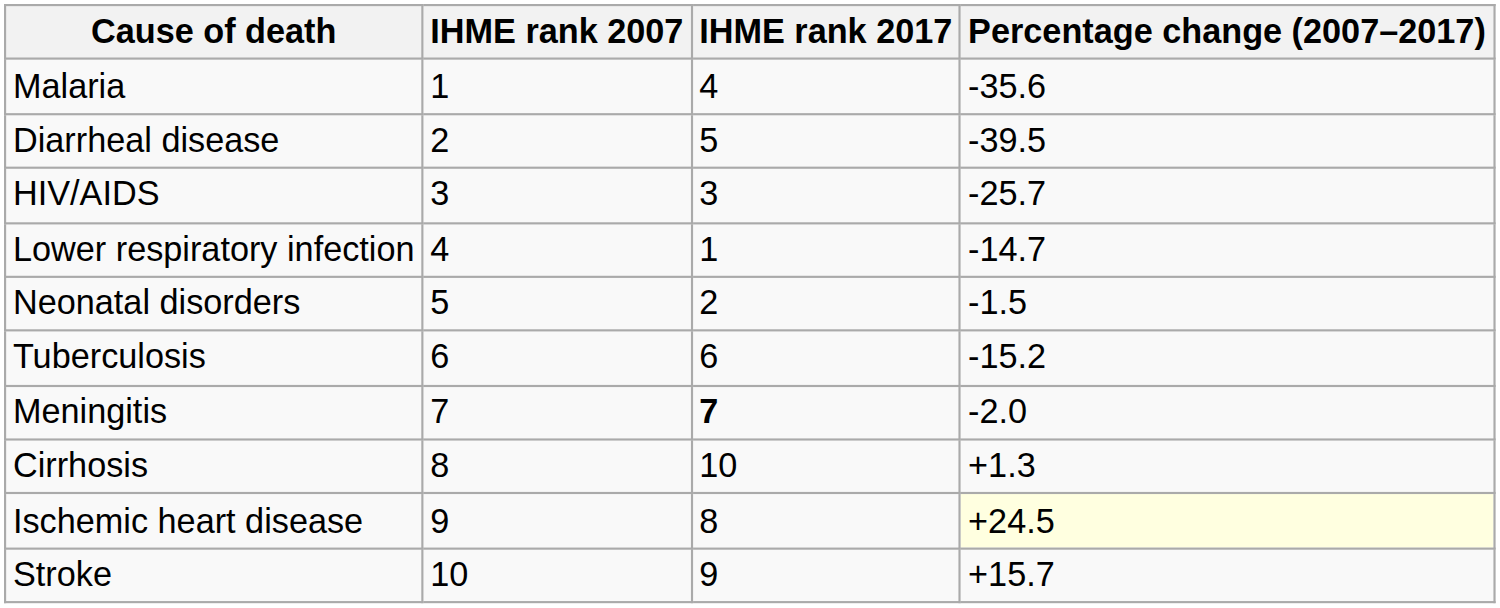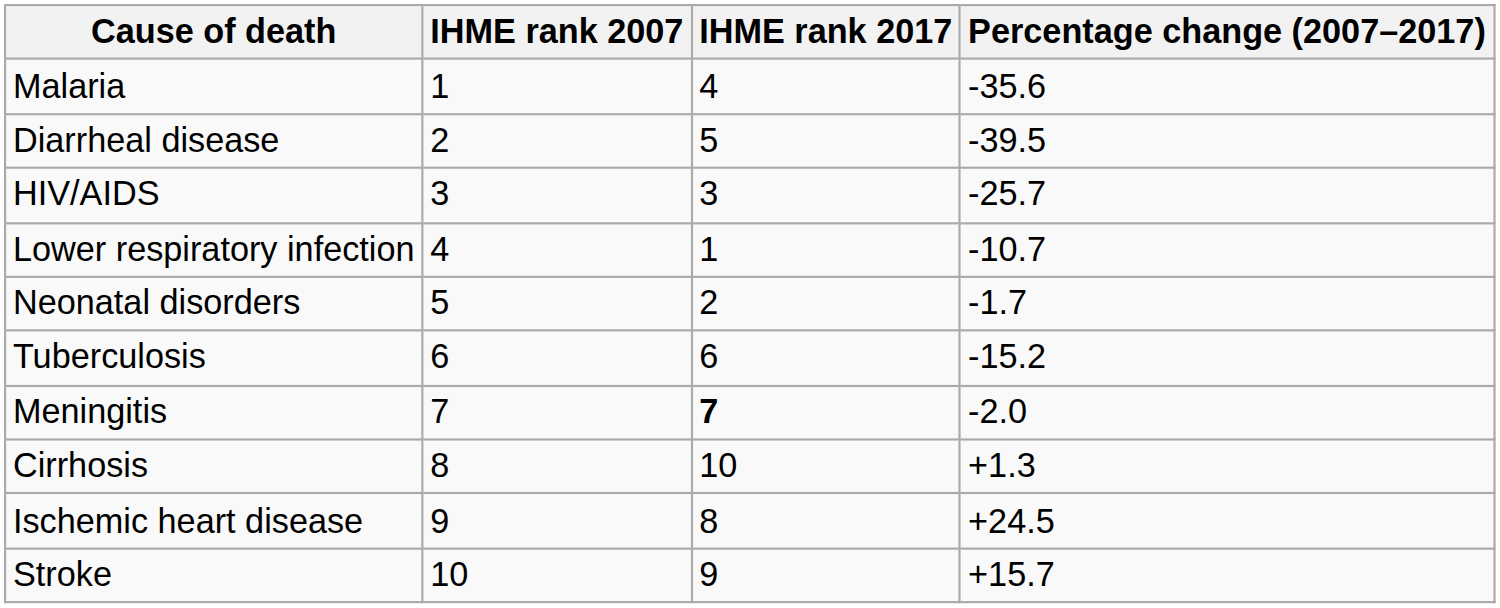(1007, 248) -14.7 -> (1007, 248) -10.7
(998, 303) -1.5 -> (998, 303) -1.7
(1011, 520) lightyellow background -> (1011, 520) no background
